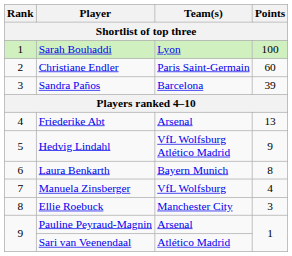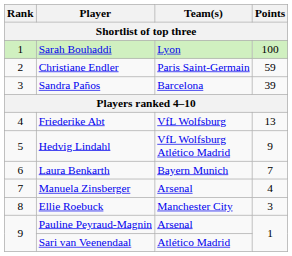(270, 67) 60 -> (270, 67) 59
(175, 121) Arsenal -> (192, 121) VfL Wolfsburg
(270, 170) 8 -> (270, 170) 7
(192, 188) VfL Wolfsburg -> (175, 188) Arsenal
